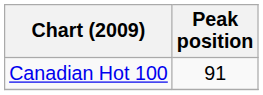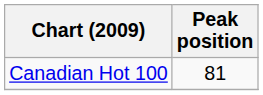(215, 73) 91 -> (215, 73) 81
